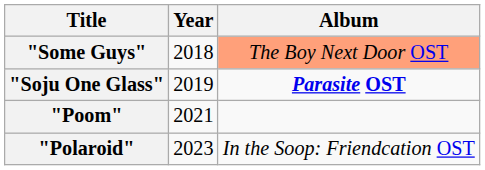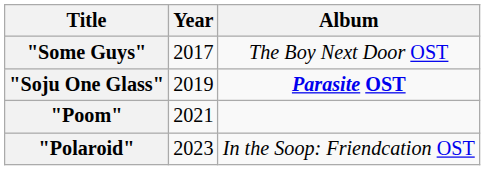(193, 52) 2018 -> (193, 52) 2017
(349, 52) lightsalmon background -> (349, 52) no background
